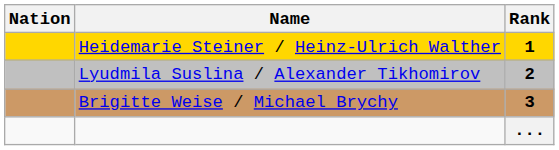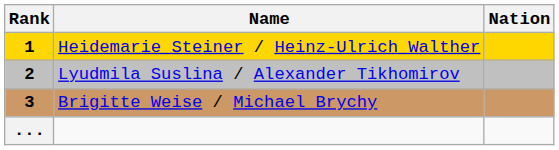columns swapped: (530, 19) <-> (40, 19)
